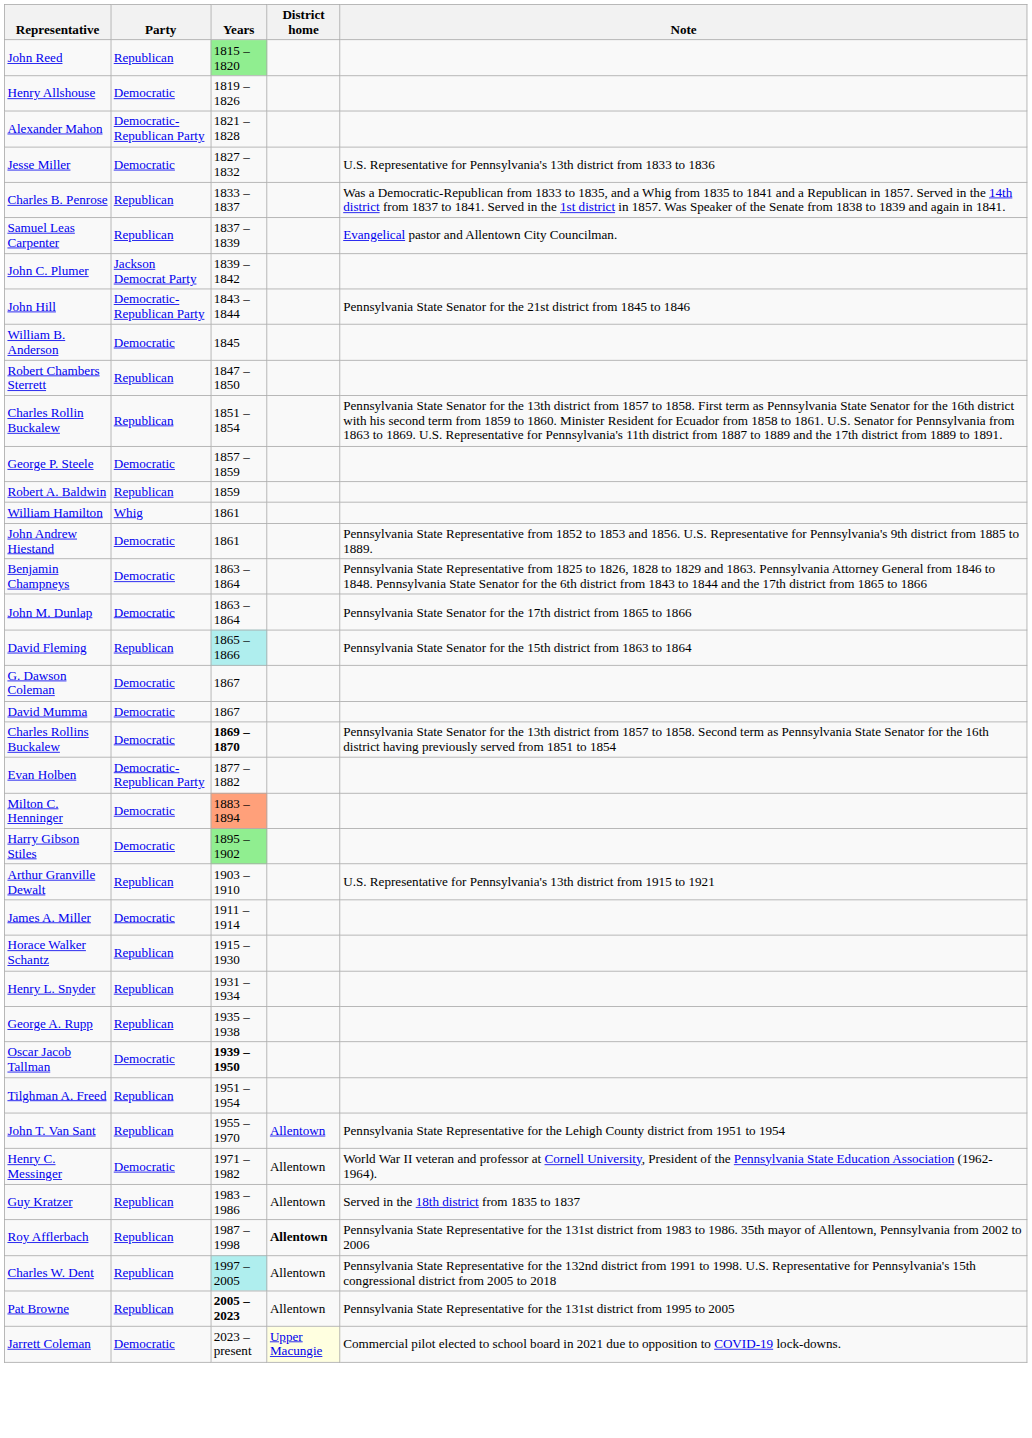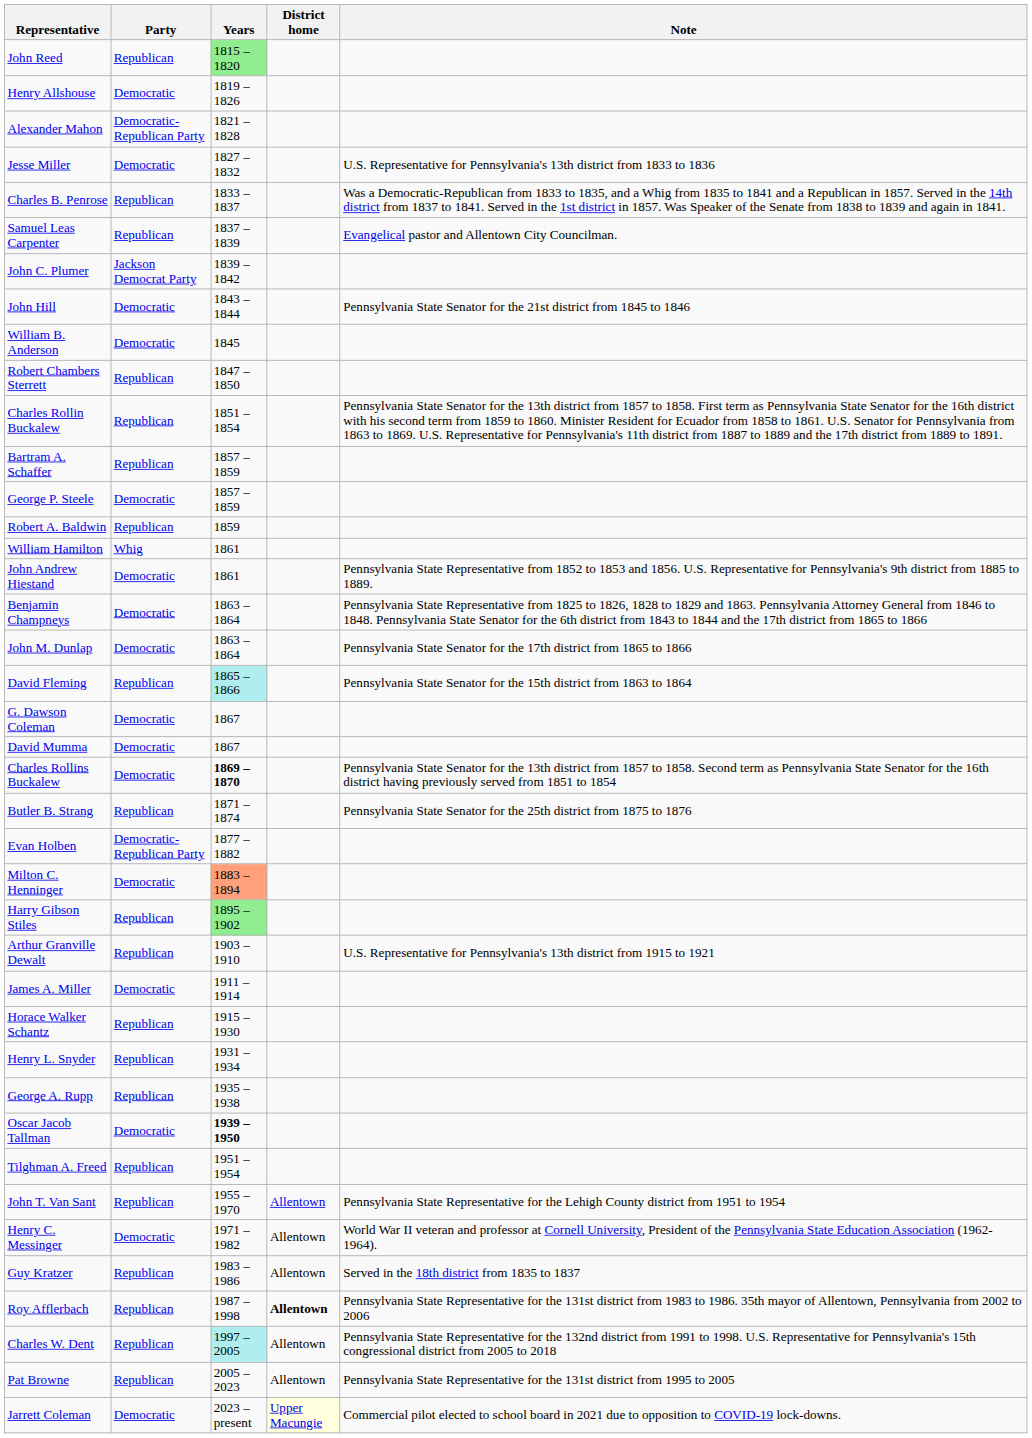(159, 306) Democratic-Republican Party -> (144, 306) Democratic
+ row: (37, 463)
+ row: (50, 810)
(144, 846) Democratic -> (144, 917) Republican
(232, 1308) bold -> (232, 1379) normal
